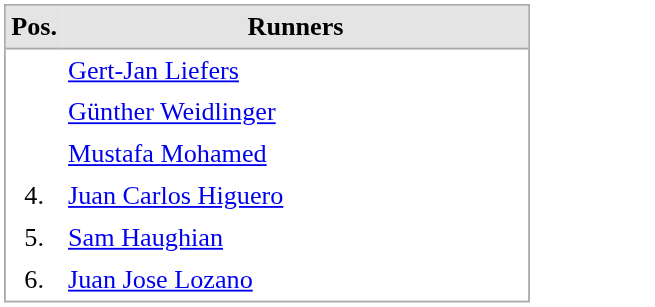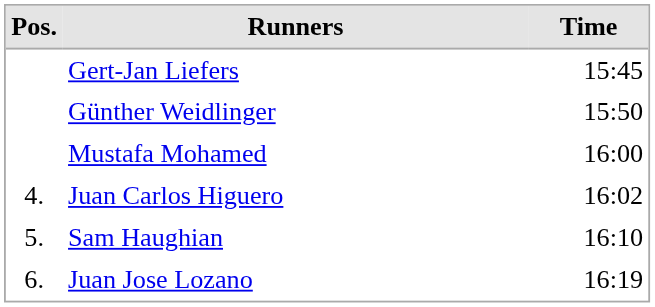+ column: (589, 26)
